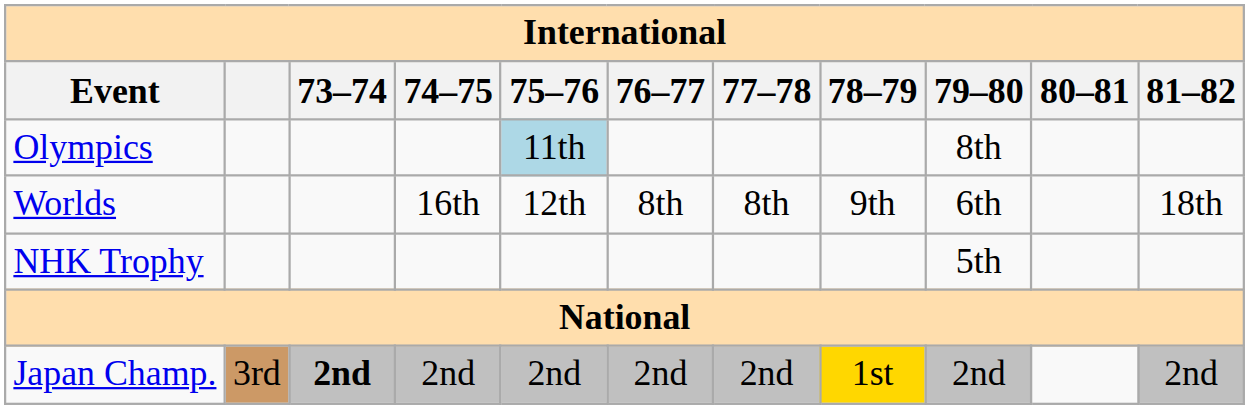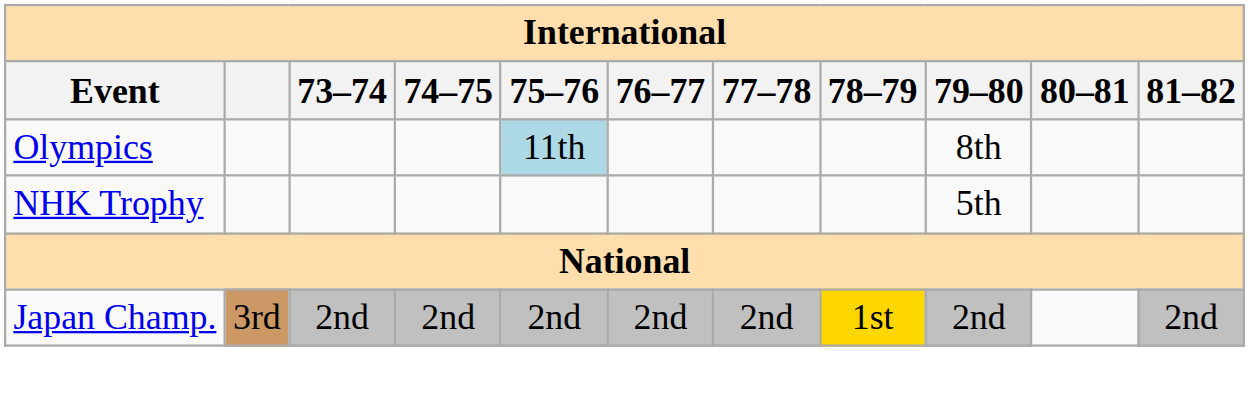- row: (65, 203)
(342, 373) bold -> (342, 317) normal
